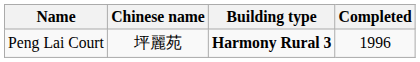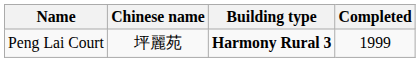(375, 43) 1996 -> (375, 43) 1999
